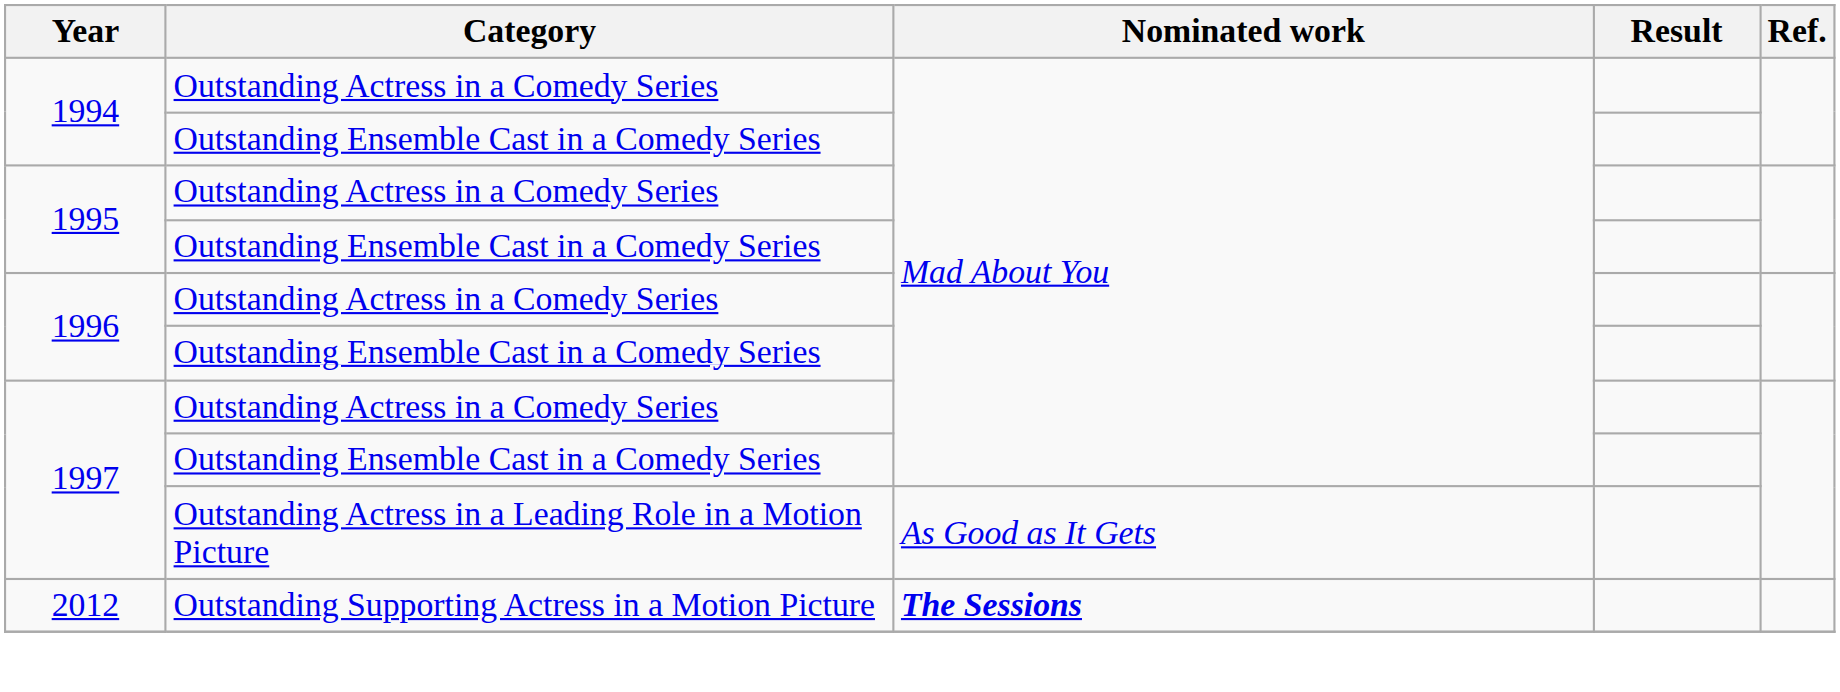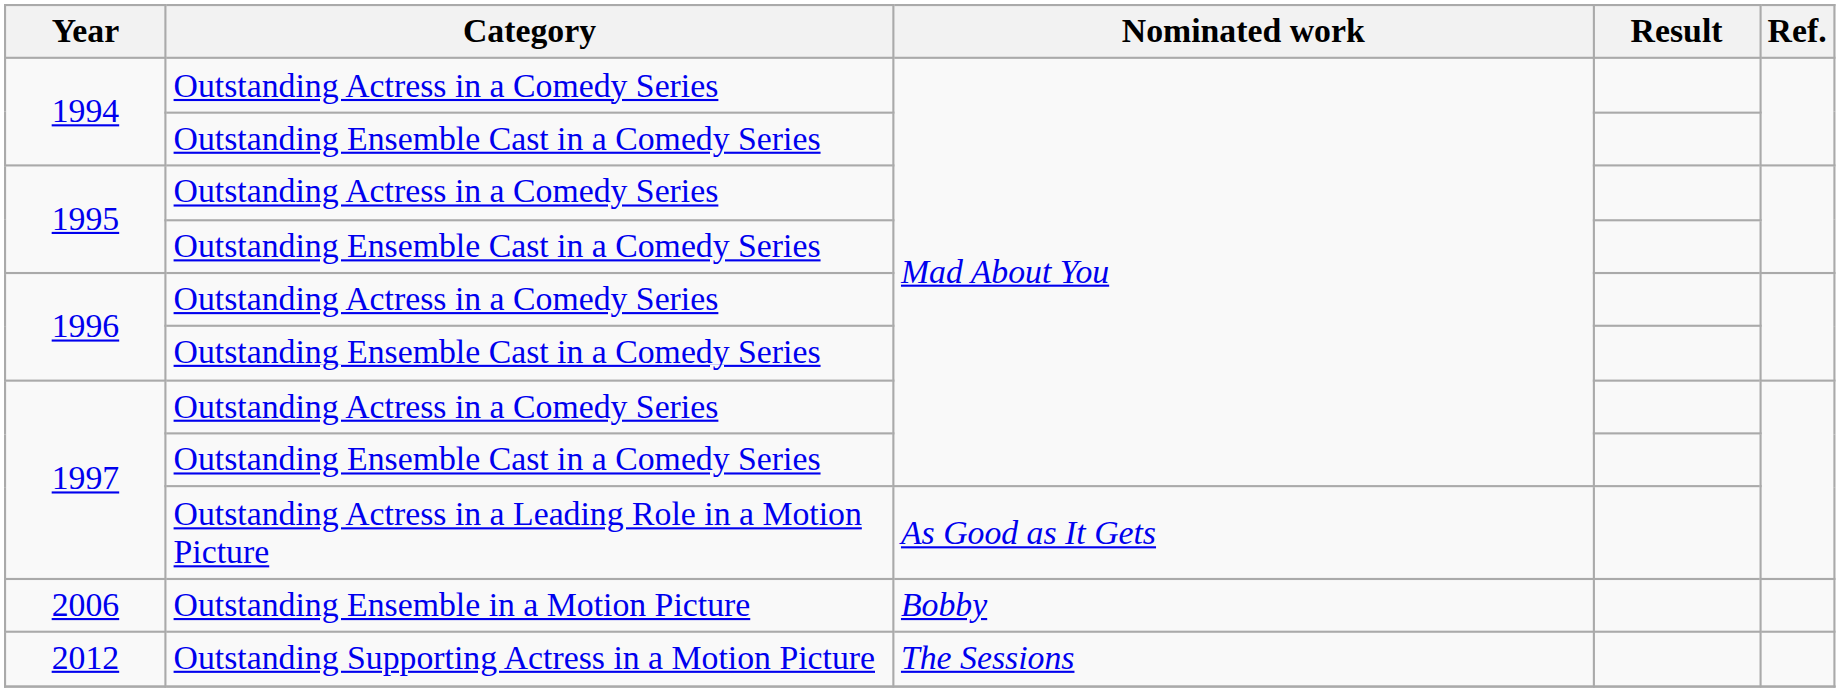+ row: (85, 604)
(991, 604) bold -> (988, 658) normal
